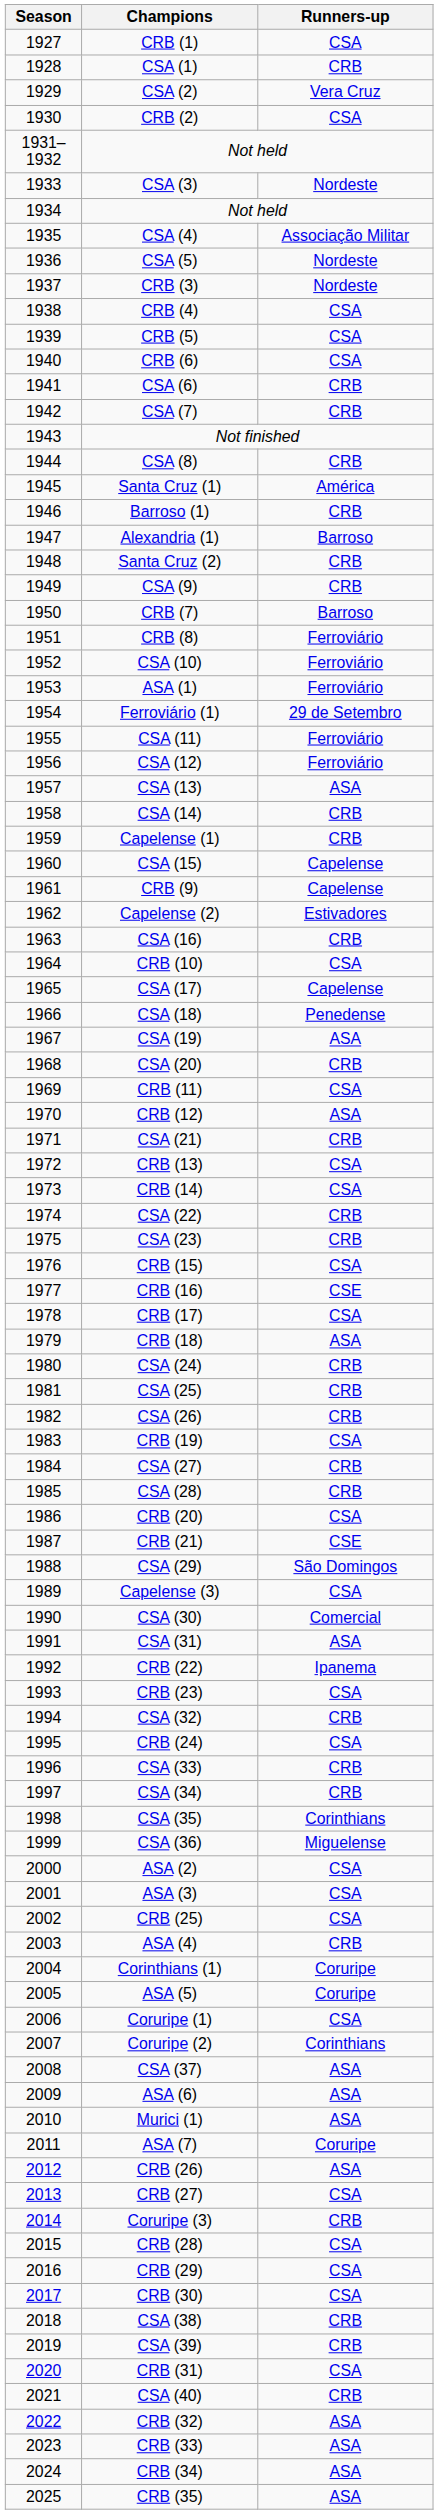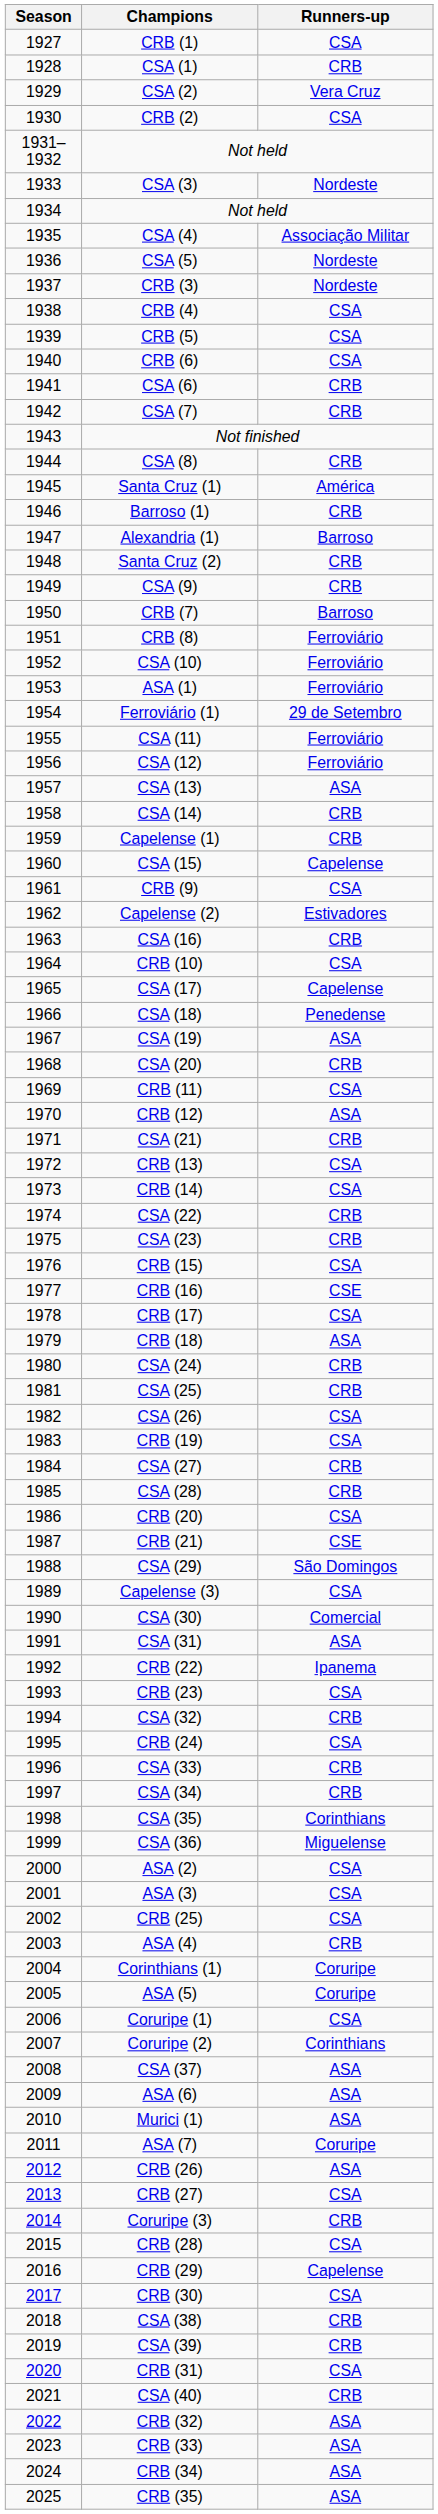(345, 889) Capelense -> (345, 889) CSA
(345, 1416) CRB -> (345, 1416) CSA
(345, 2270) CSA -> (345, 2270) Capelense
